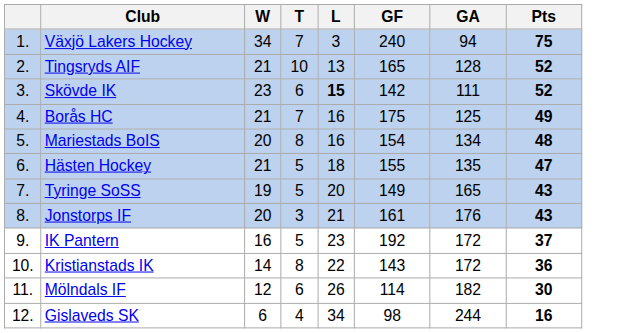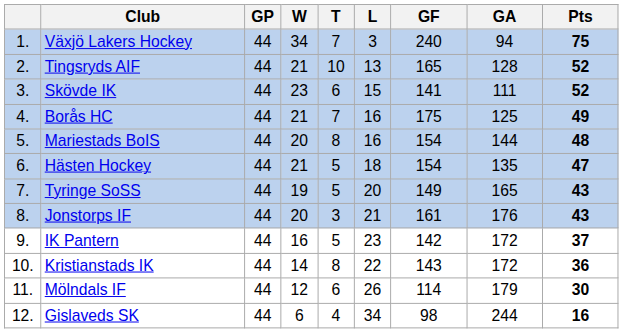+ column: (263, 16)
(336, 91) bold -> (373, 91) normal
(392, 91) 142 -> (429, 91) 141
(468, 141) 134 -> (505, 141) 144
(392, 166) 155 -> (429, 166) 154
(392, 240) 192 -> (429, 240) 142
(468, 290) 182 -> (505, 290) 179
